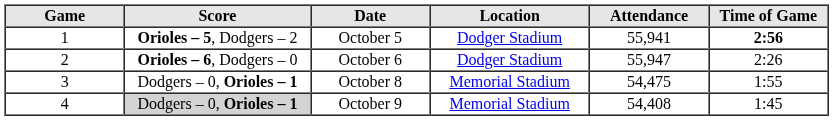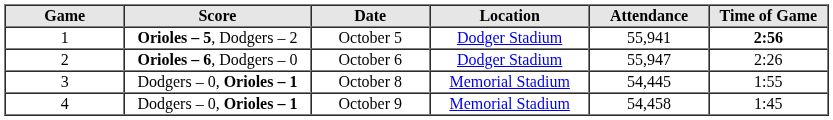(649, 82) 54,475 -> (649, 82) 54,445
(217, 104) lightgrey background -> (217, 104) no background
(649, 104) 54,408 -> (649, 104) 54,458
